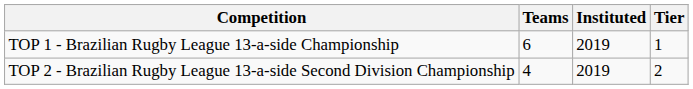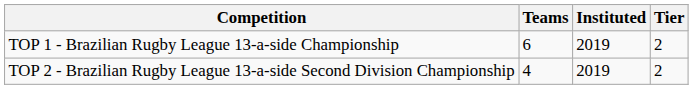(658, 44) 1 -> (658, 44) 2
